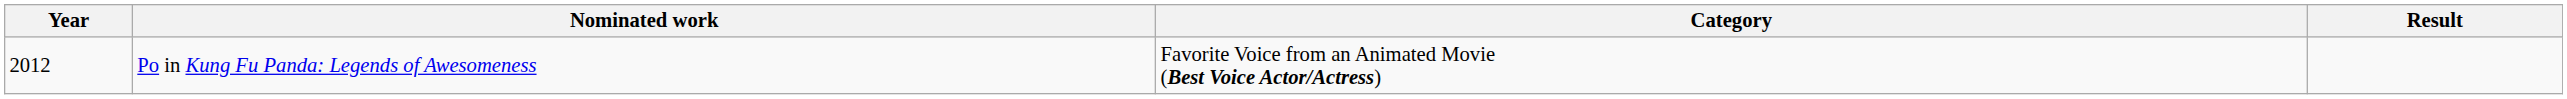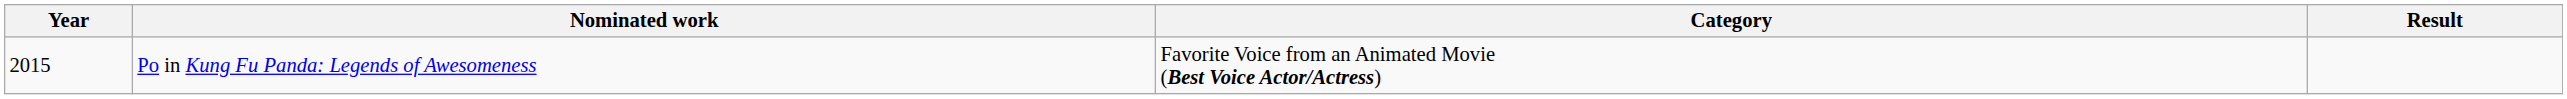(30, 65) 2012 -> (30, 65) 2015
